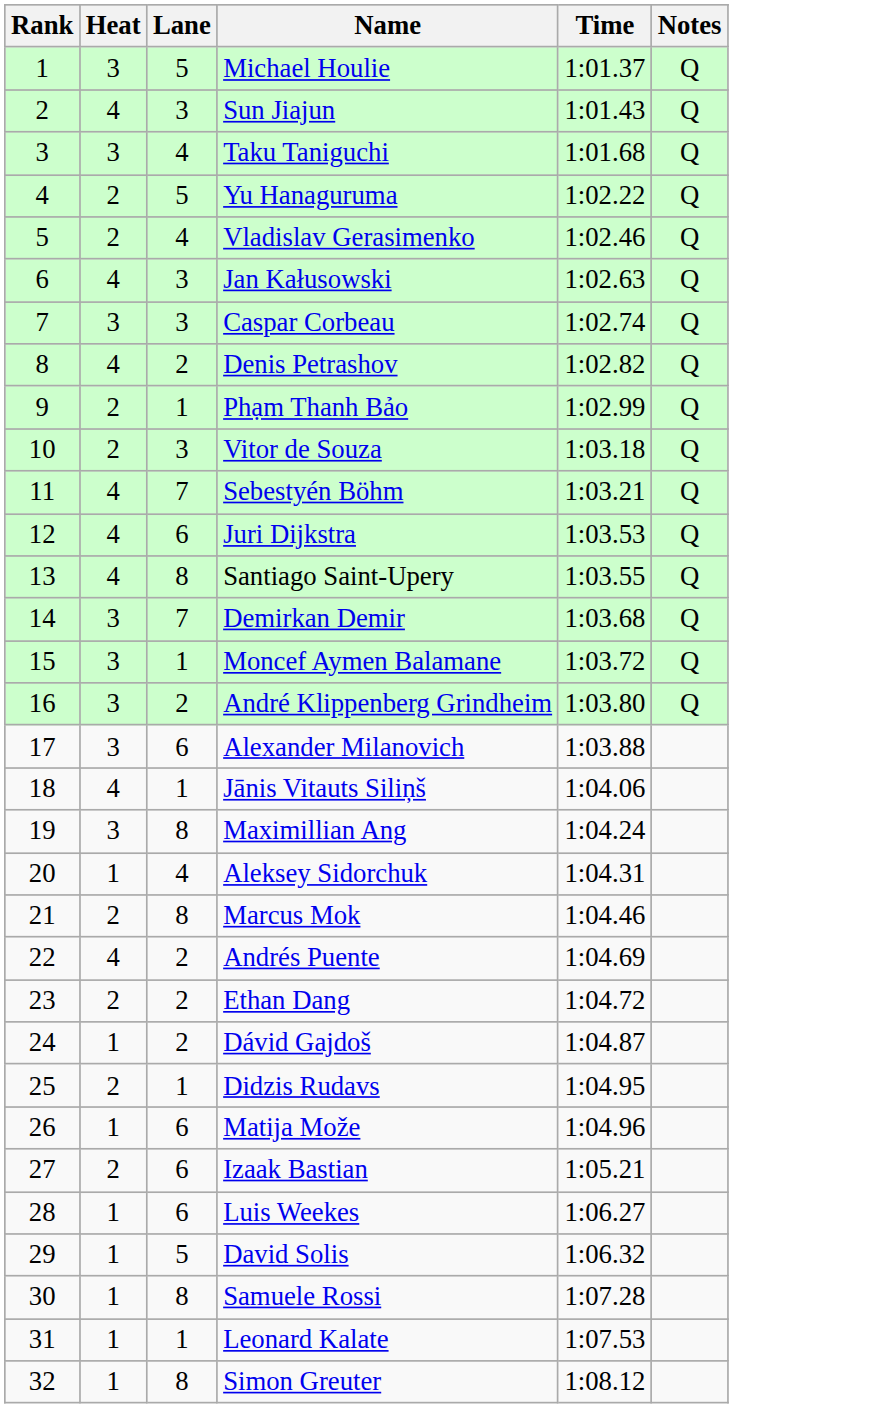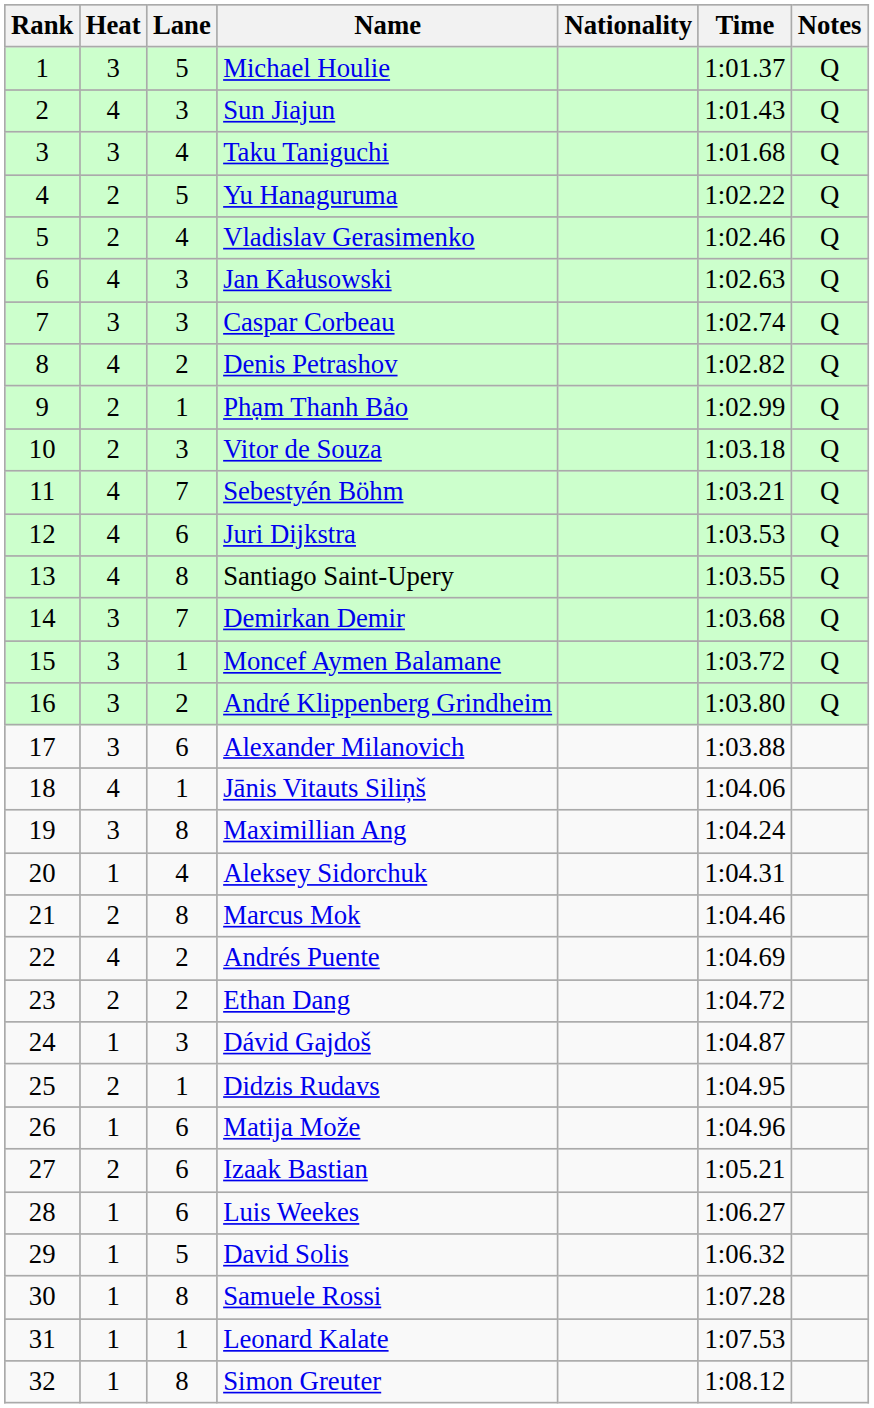+ column: (628, 25)
(182, 1042) 2 -> (182, 1042) 3
